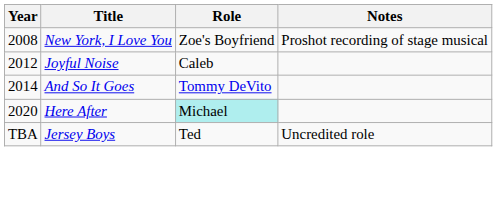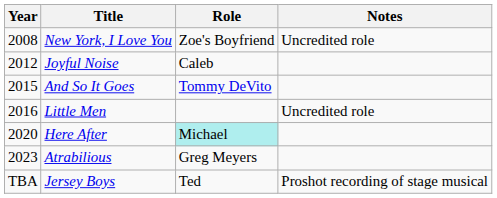(385, 39) Proshot recording of stage musical -> (328, 39) Uncredited role
(23, 87) 2014 -> (23, 87) 2015
+ row: (75, 110)
+ row: (78, 157)
(328, 134) Uncredited role -> (385, 181) Proshot recording of stage musical
